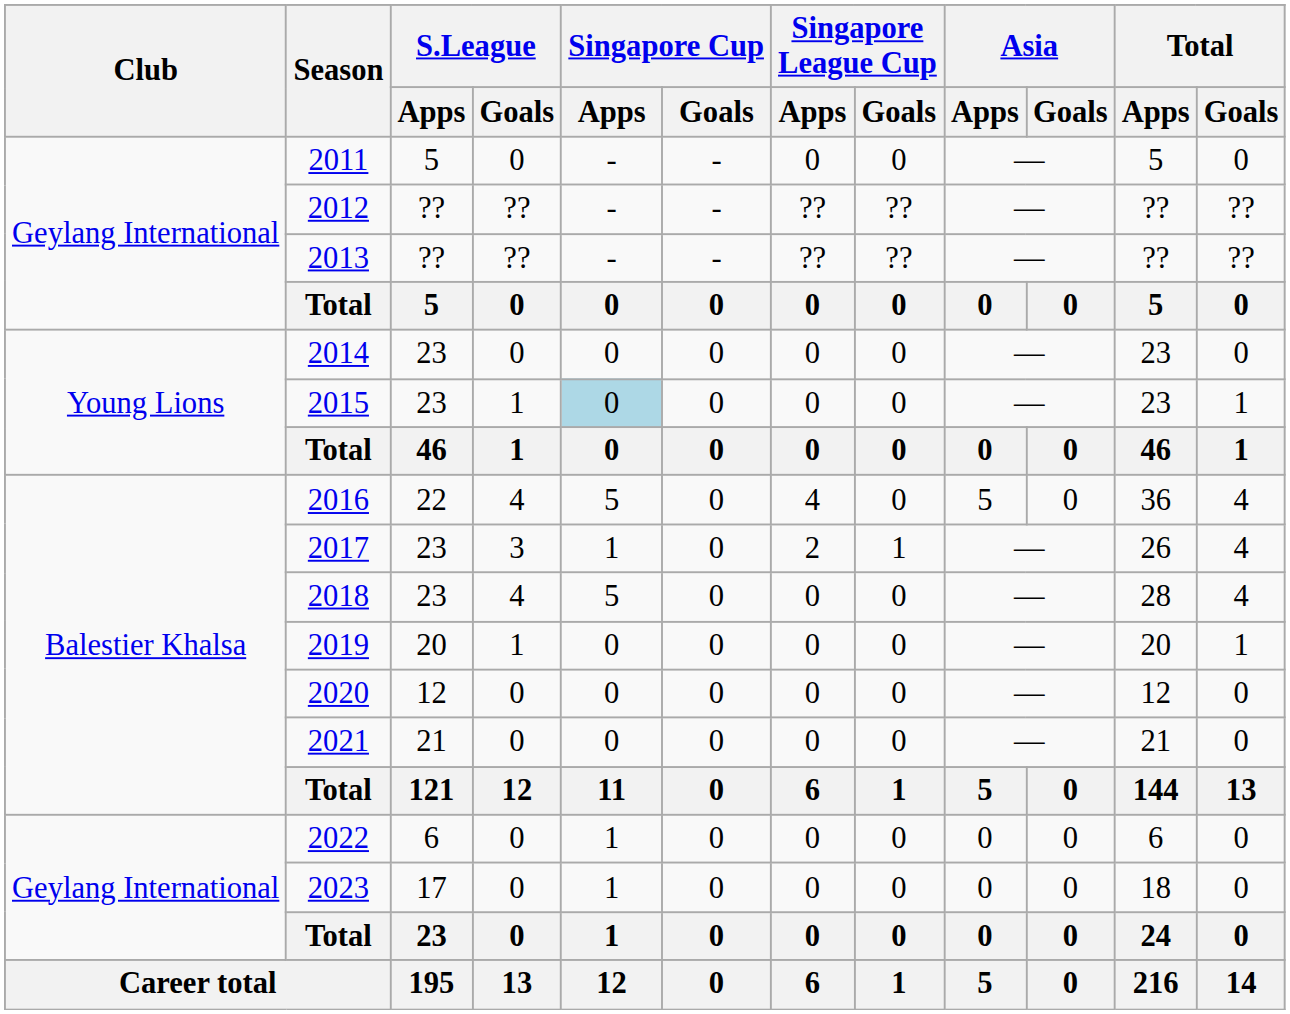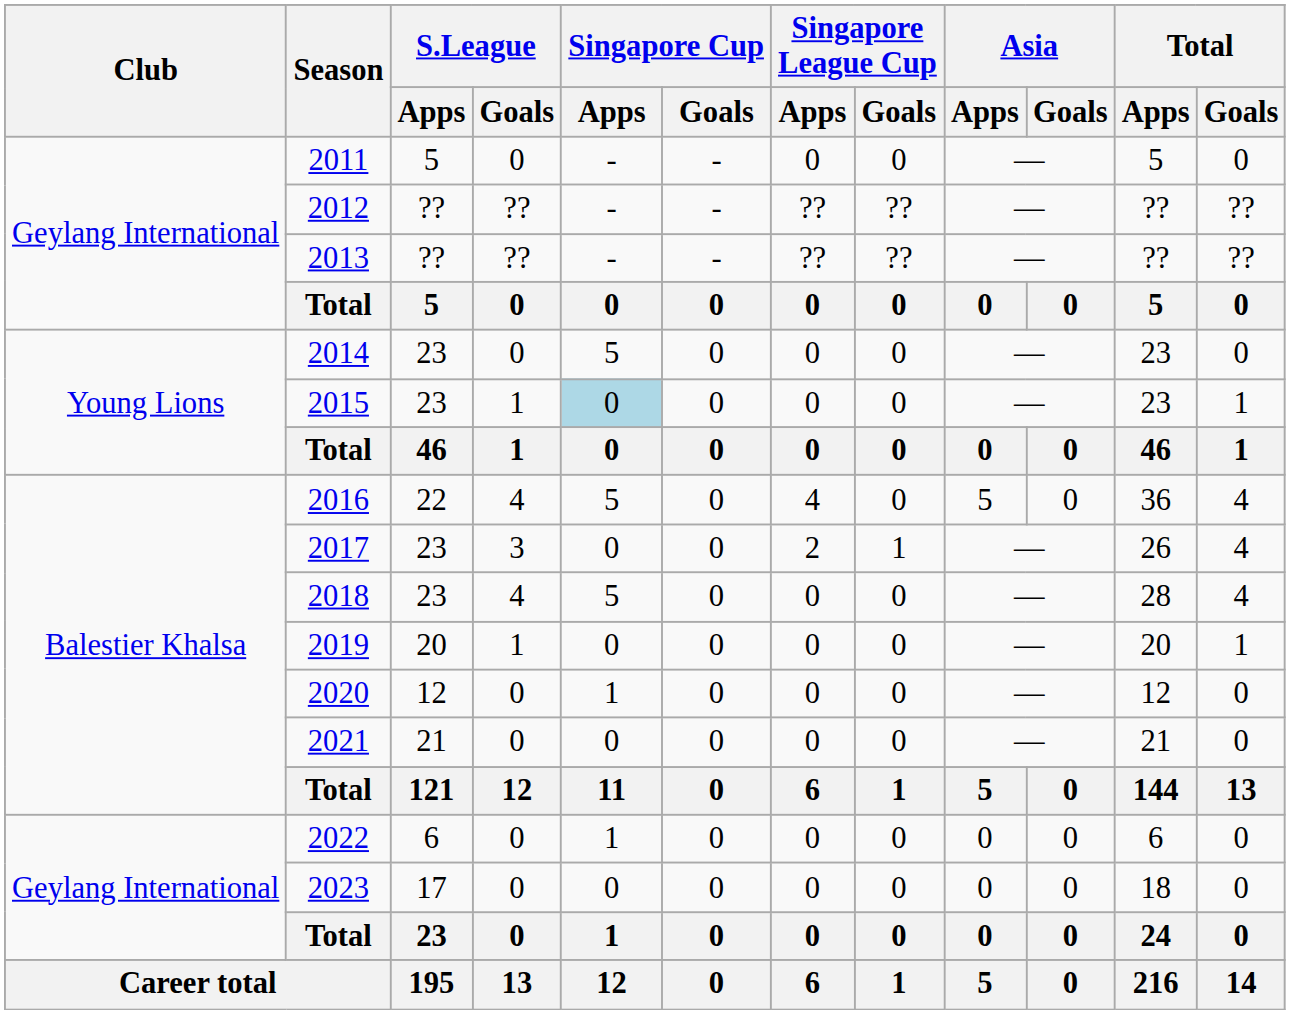(612, 353) 0 -> (612, 353) 5
(612, 547) 1 -> (612, 547) 0
(612, 693) 0 -> (612, 693) 1
(612, 887) 1 -> (612, 887) 0
